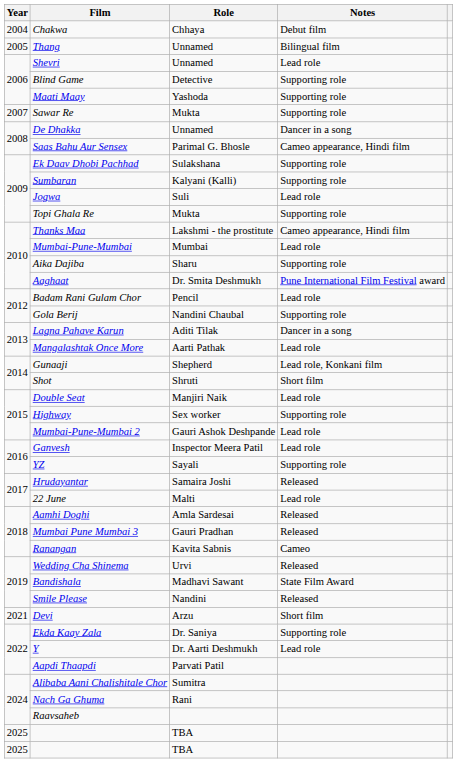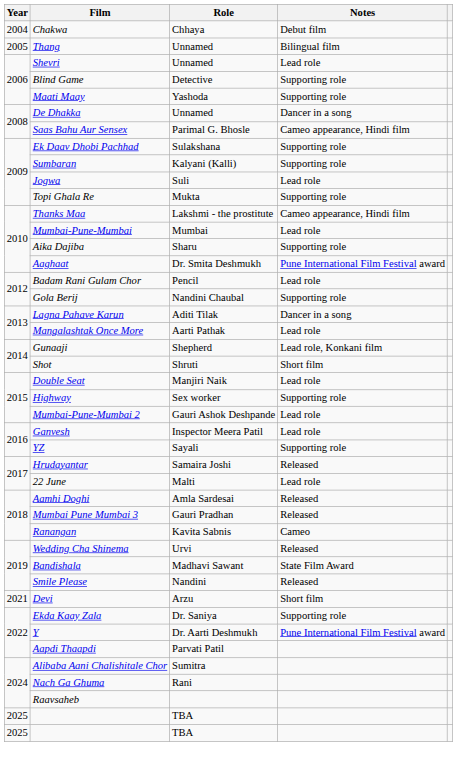- row: (53, 113)
(300, 649) Lead role -> (363, 632) Pune International Film Festival award
